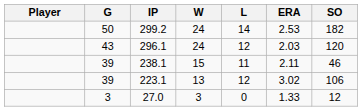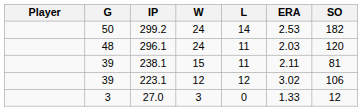(108, 47) 43 -> (108, 47) 48
(244, 47) 12 -> (244, 47) 11
(335, 64) 46 -> (335, 64) 81
(198, 81) 13 -> (198, 81) 12
